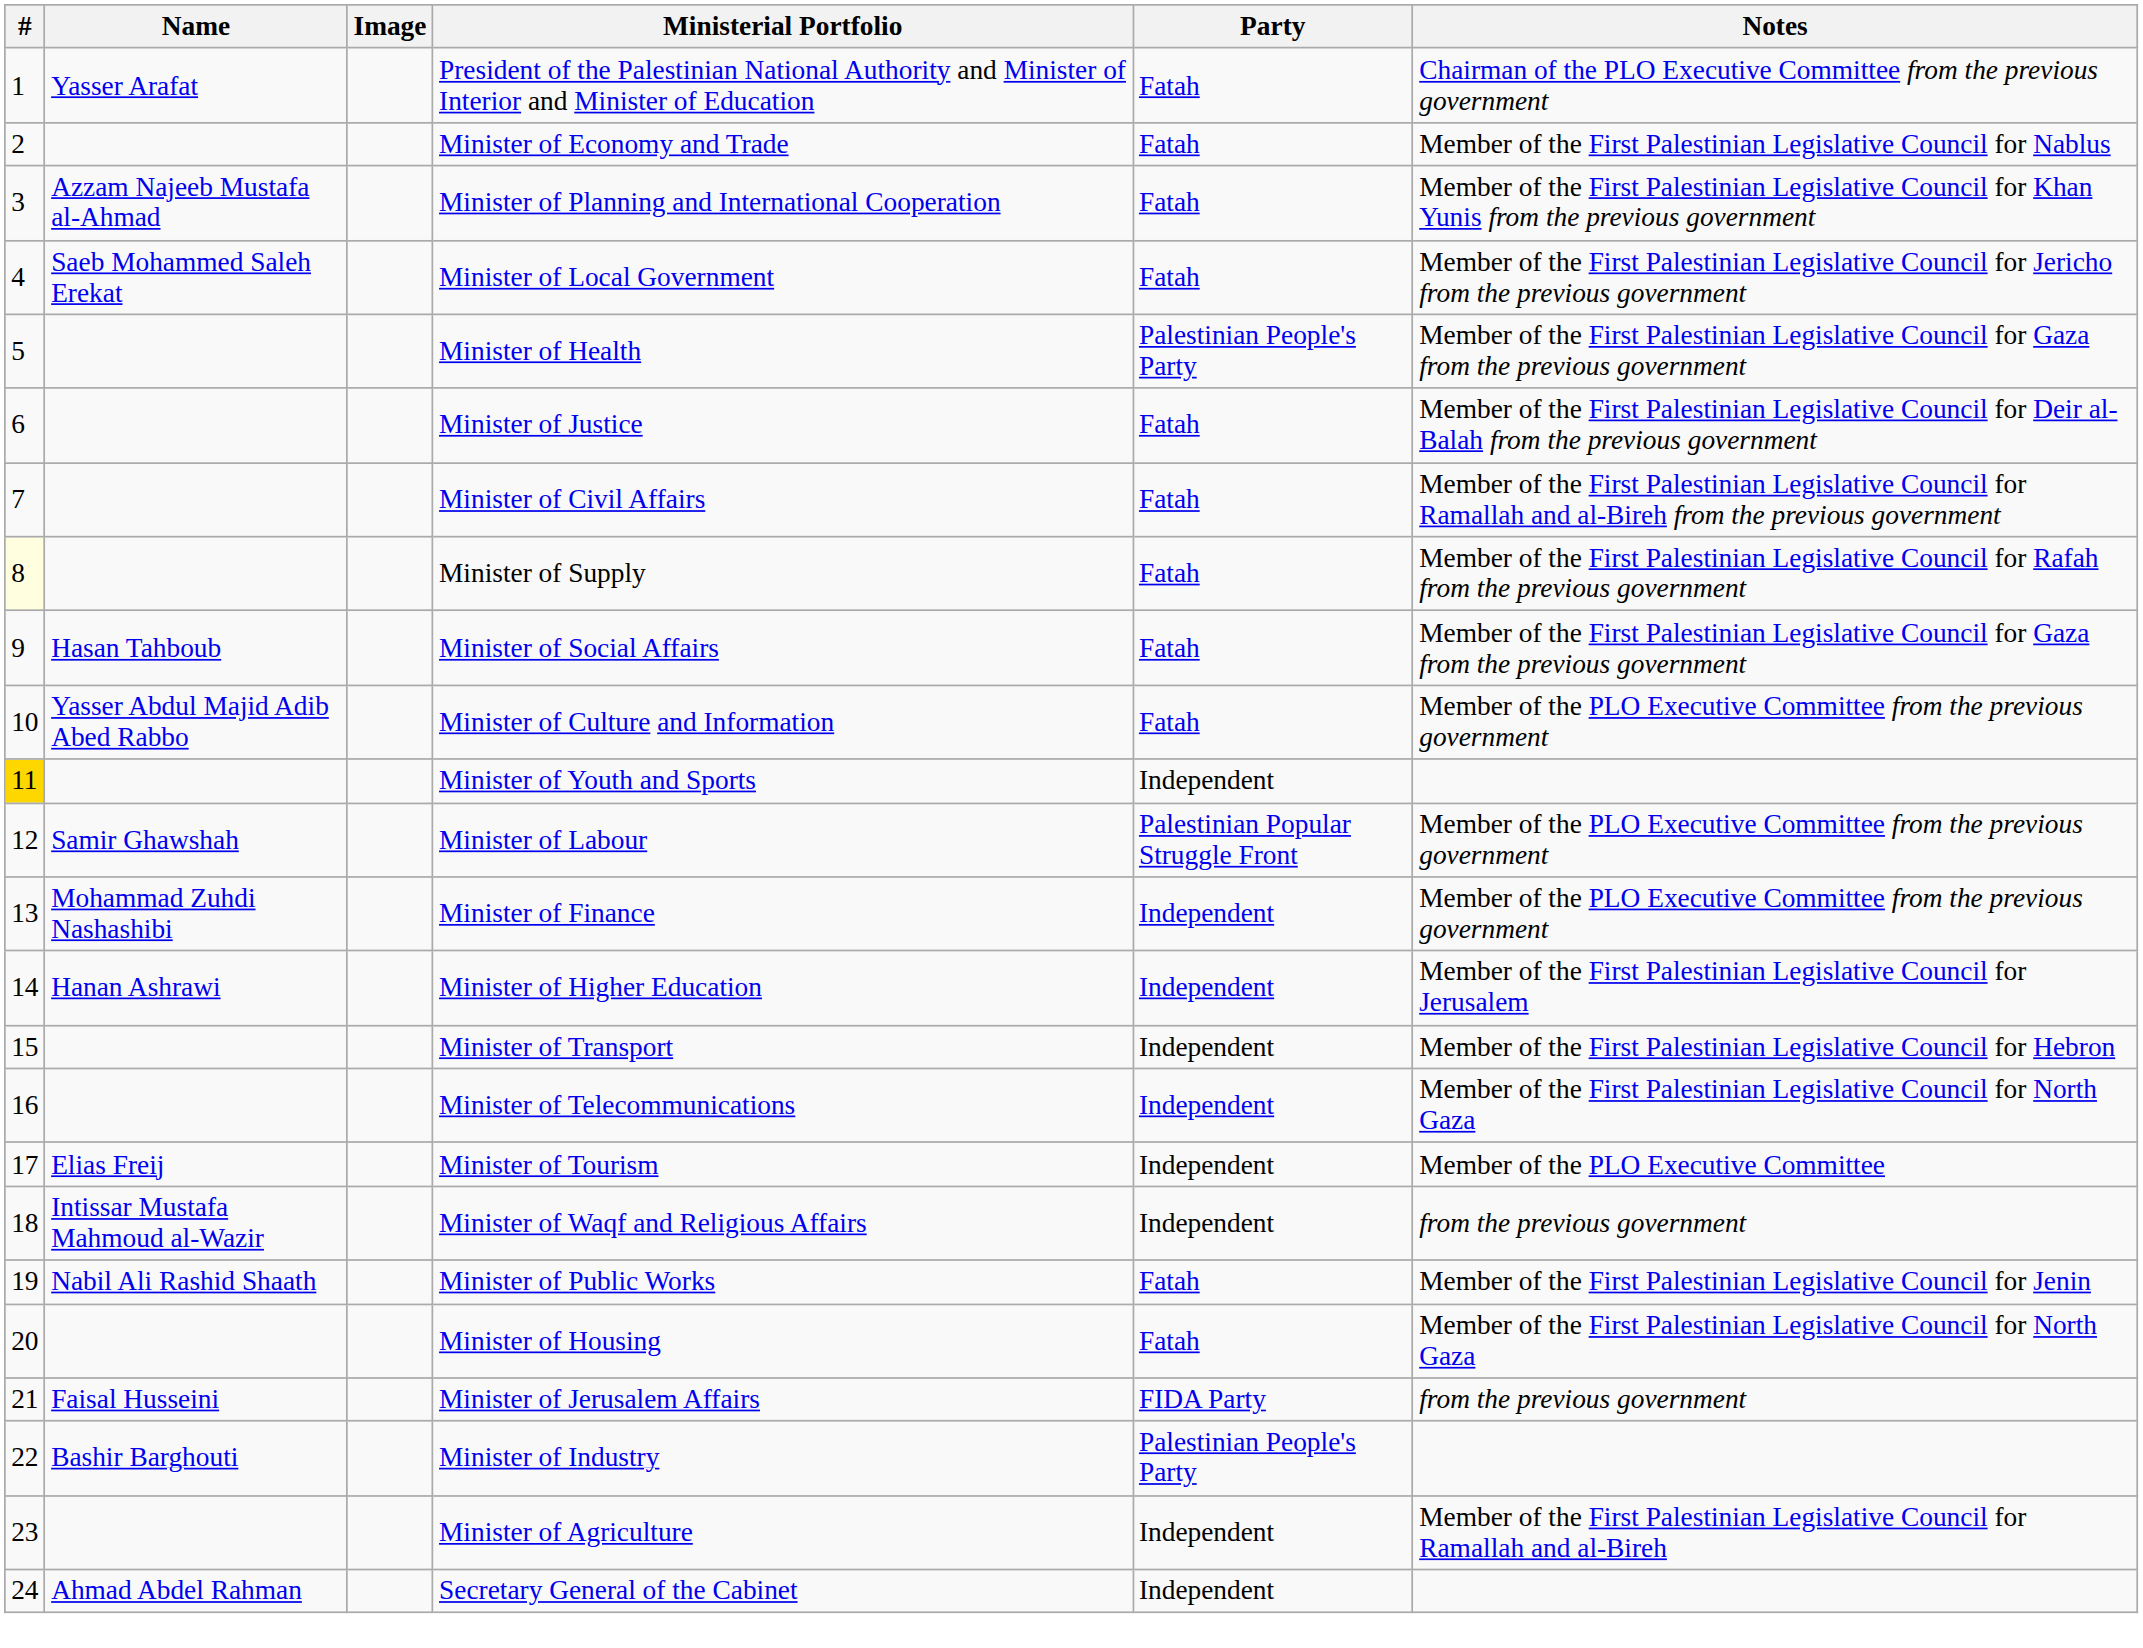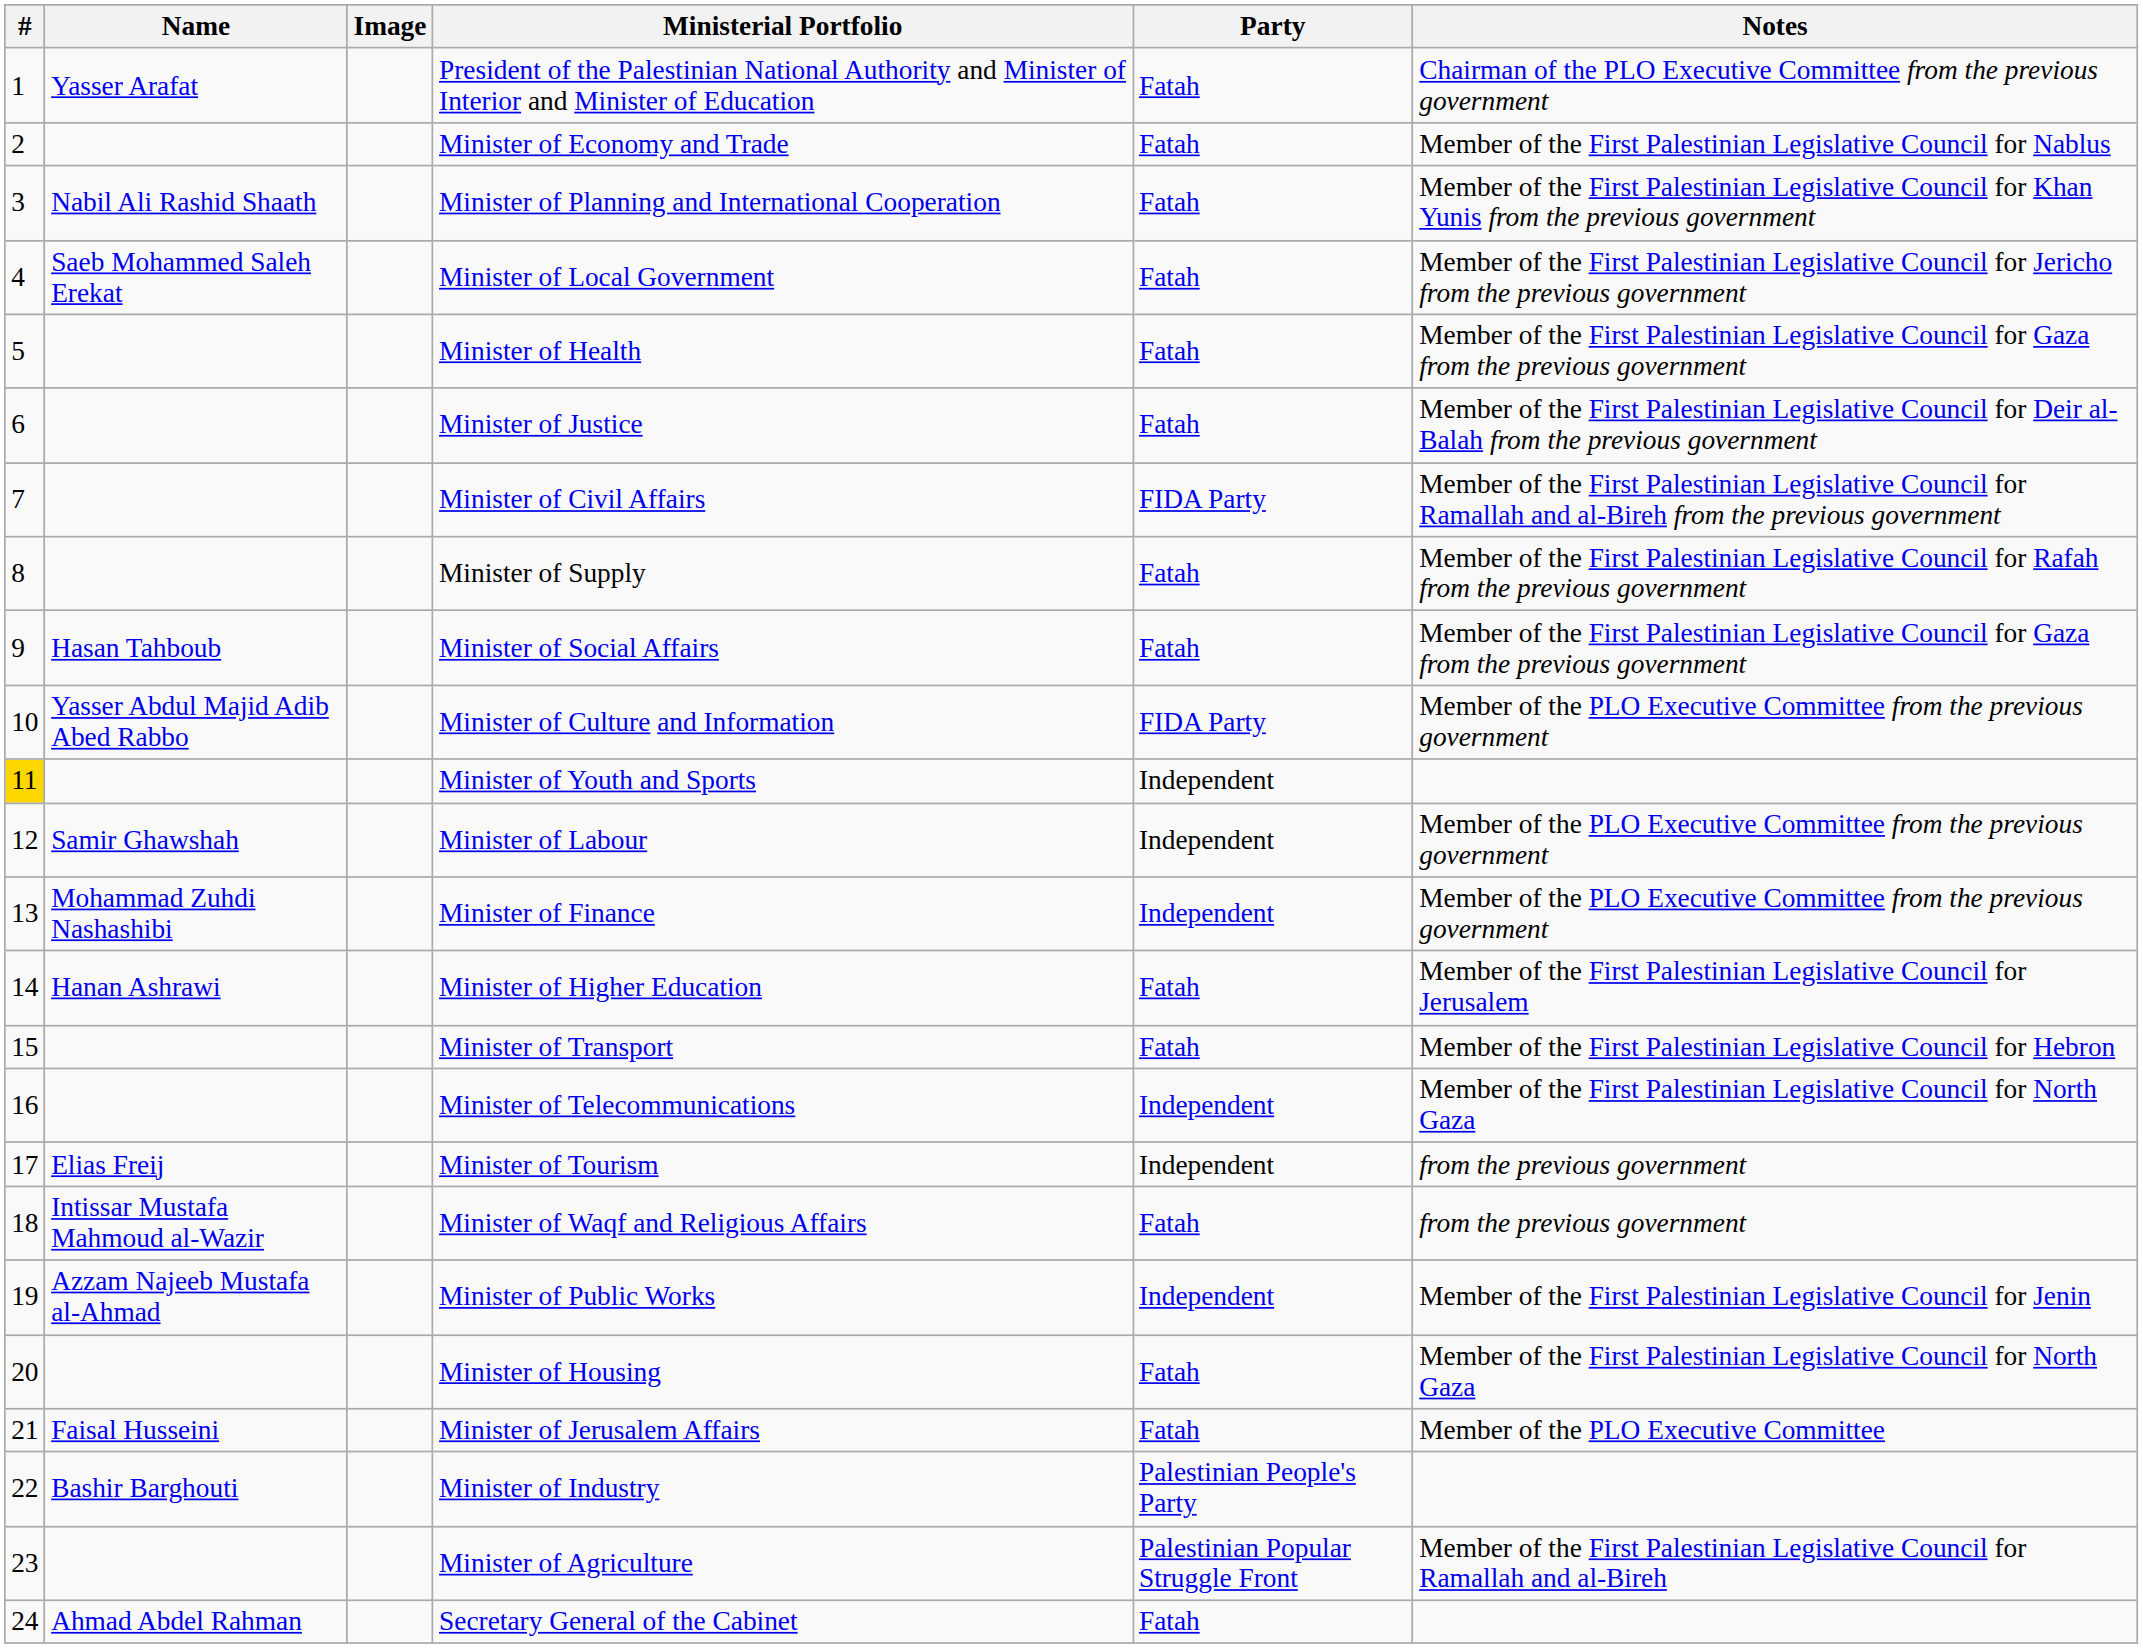(180, 202) Azzam Najeeb Mustafa al-Ahmad -> (184, 202) Nabil Ali Rashid Shaath
(1247, 350) Palestinian People's Party -> (1169, 350) Fatah
(1169, 499) Fatah -> (1202, 499) FIDA Party
(18, 573) lightyellow background -> (18, 573) no background
(1169, 721) Fatah -> (1202, 721) FIDA Party
(1245, 839) Palestinian Popular Struggle Front -> (1207, 839) Independent
(1207, 987) Independent -> (1169, 987) Fatah
(1207, 1046) Independent -> (1169, 1046) Fatah
(1652, 1163) Member of the PLO Executive Committee -> (1583, 1163) from the previous government
(1207, 1222) Independent -> (1169, 1222) Fatah
(184, 1281) Nabil Ali Rashid Shaath -> (180, 1296) Azzam Najeeb Mustafa al-Ahmad
(1169, 1281) Fatah -> (1207, 1296) Independent
(1202, 1399) FIDA Party -> (1169, 1429) Fatah
(1583, 1399) from the previous government -> (1652, 1429) Member of the PLO Executive Committee
(1207, 1532) Independent -> (1245, 1562) Palestinian Popular Struggle Front
(1207, 1590) Independent -> (1169, 1621) Fatah
